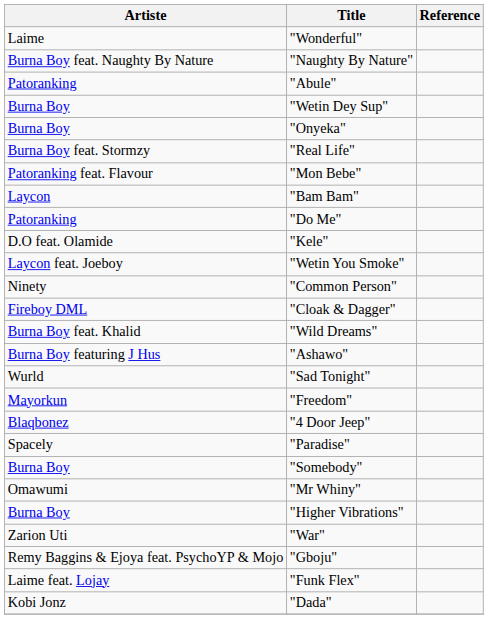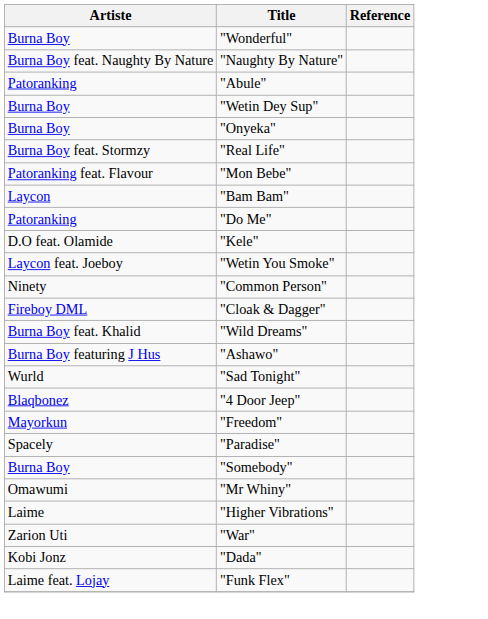(26, 38) Laime -> (39, 38) Burna Boy
rows swapped: (321, 399) <-> (330, 422)
(39, 512) Burna Boy -> (26, 512) Laime
- row: (313, 557)
rows swapped: (325, 580) <-> (311, 602)
